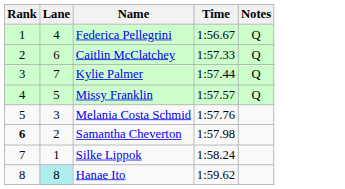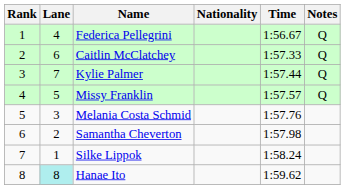+ column: (227, 14)
(22, 134) bold -> (22, 134) normal
